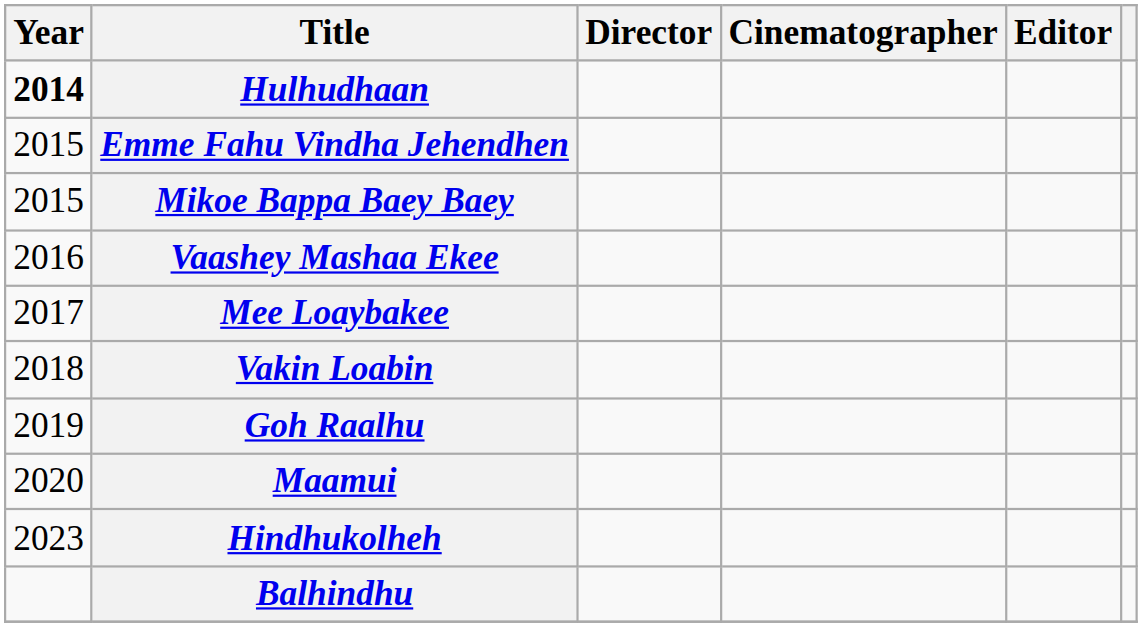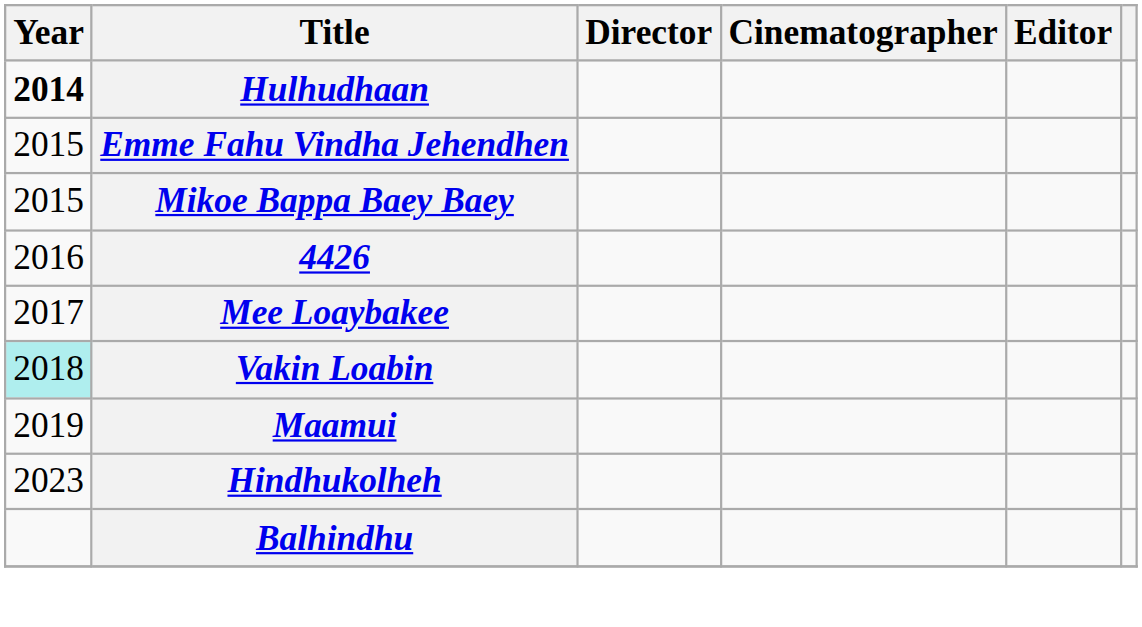- row: (335, 256)
+ row: (335, 256)
(49, 369) no background -> (49, 369) paleturquoise background
- row: (335, 425)
(49, 481) 2020 -> (49, 425) 2019
